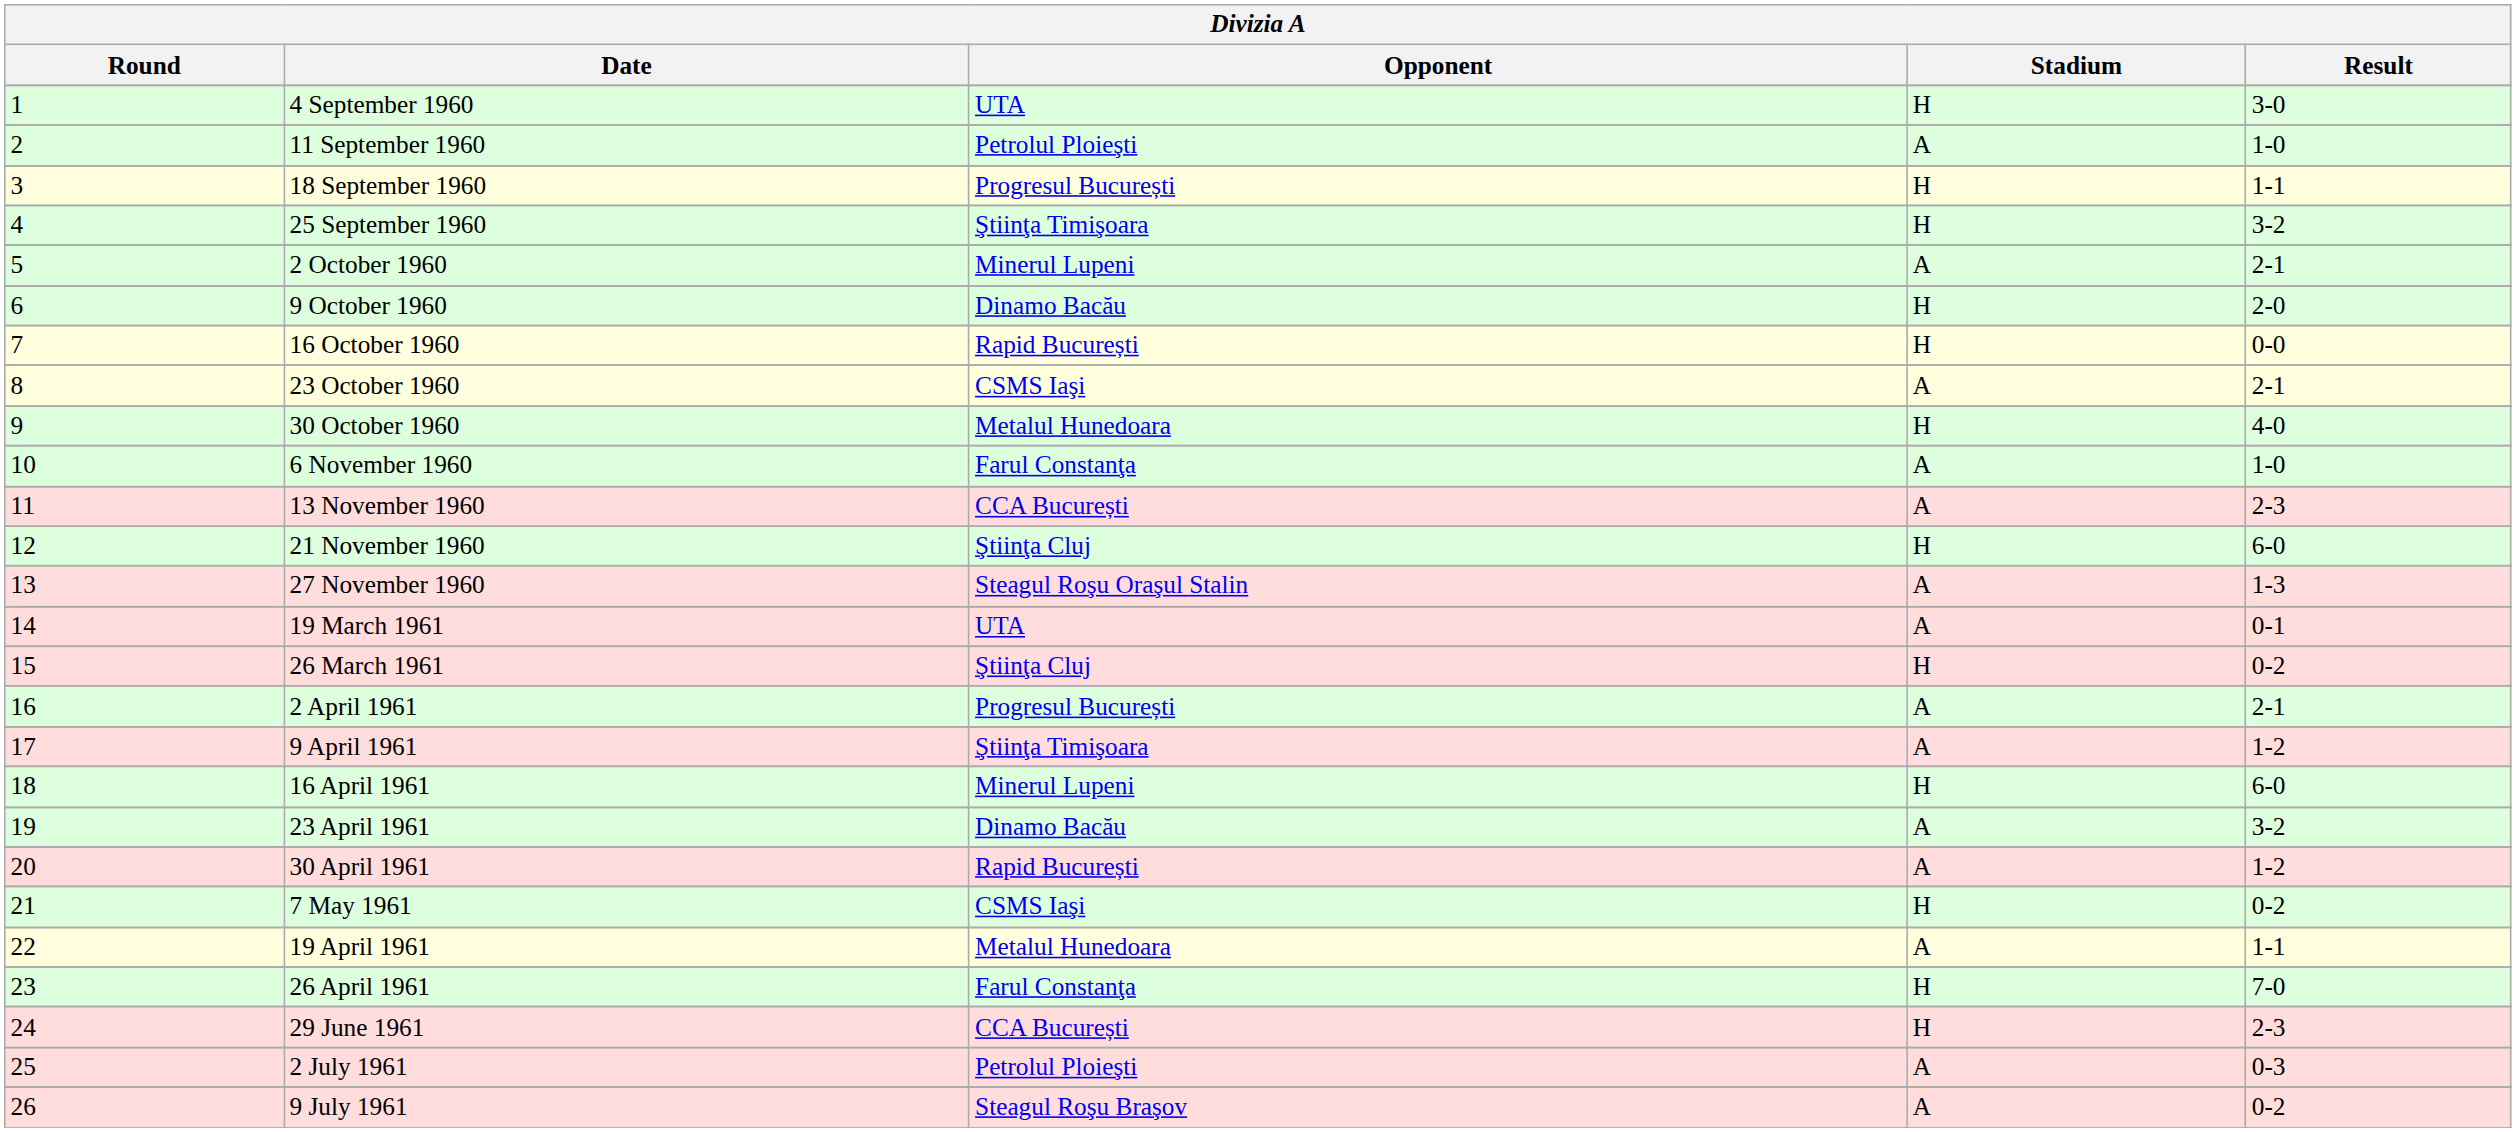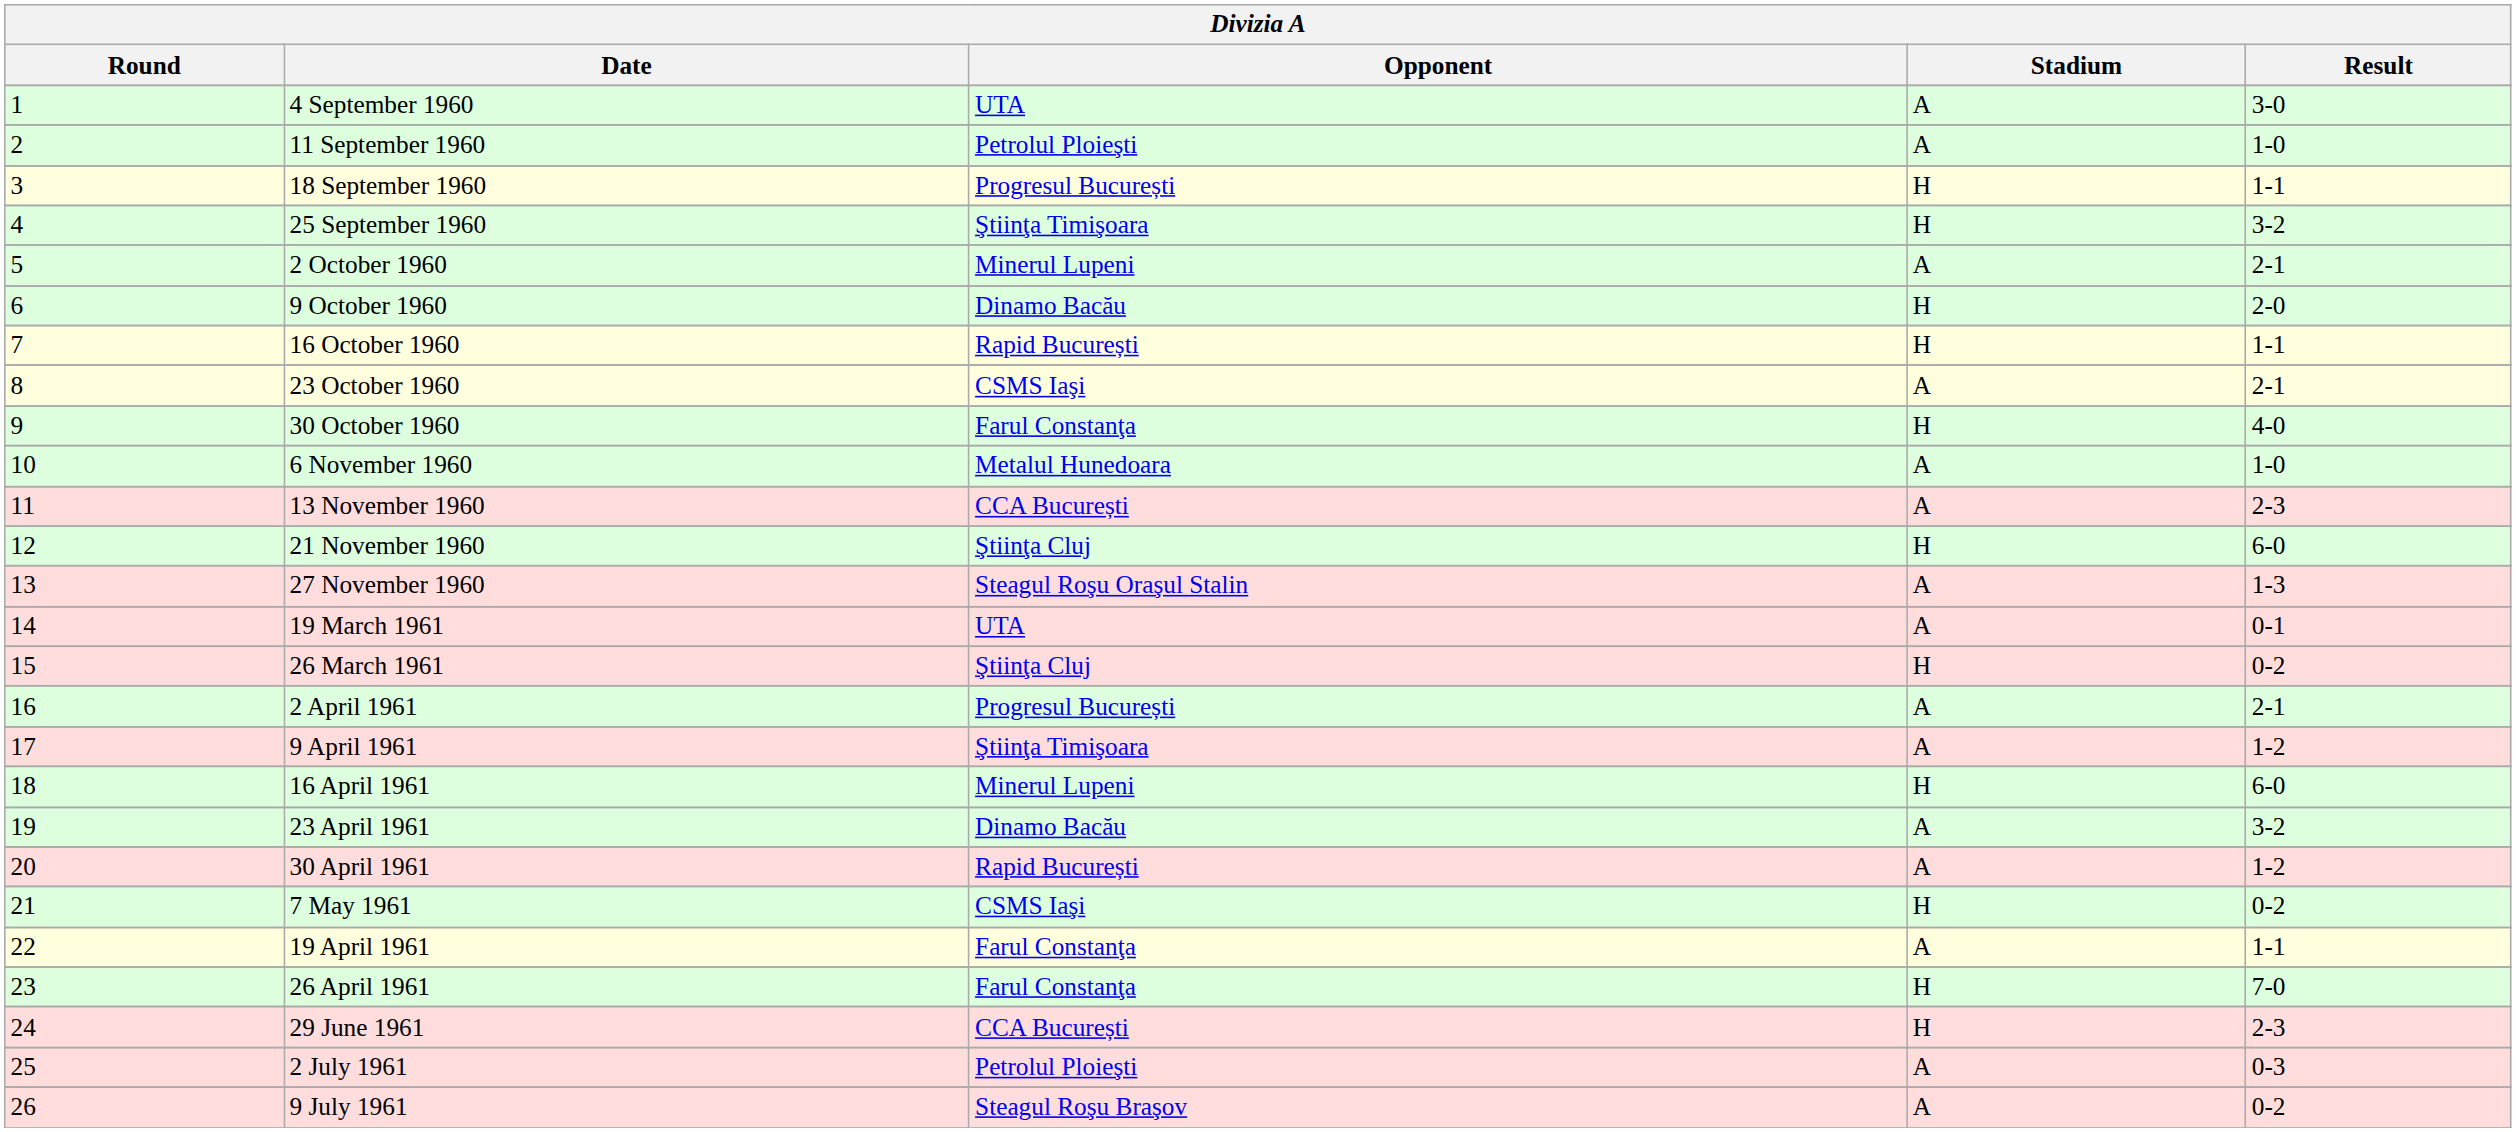(1922, 104) H -> (1922, 104) A
(2269, 345) 0-0 -> (2269, 345) 1-1
(1073, 425) Metalul Hunedoara -> (1055, 425) Farul Constanţa
(1055, 465) Farul Constanţa -> (1073, 465) Metalul Hunedoara
(1073, 946) Metalul Hunedoara -> (1055, 946) Farul Constanţa
